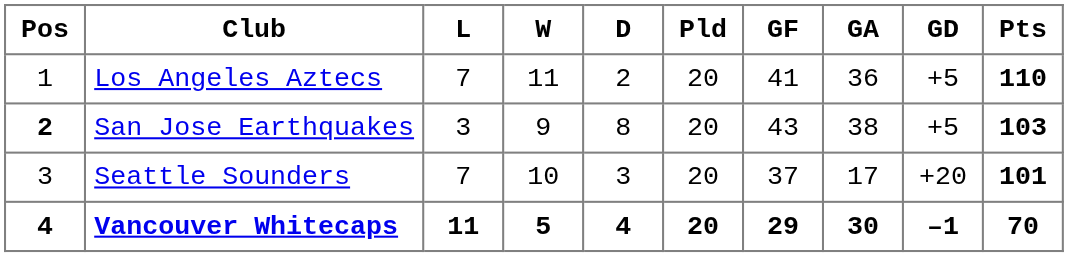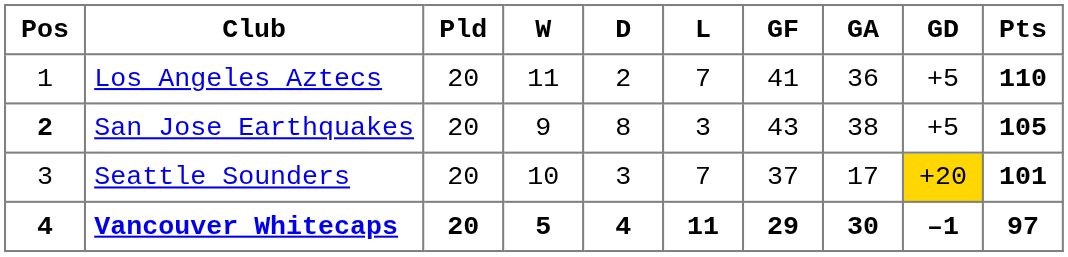columns swapped: (703, 30) <-> (463, 30)
(1023, 128) 103 -> (1023, 128) 105
(943, 177) no background -> (943, 177) gold background
(1023, 226) 70 -> (1023, 226) 97
